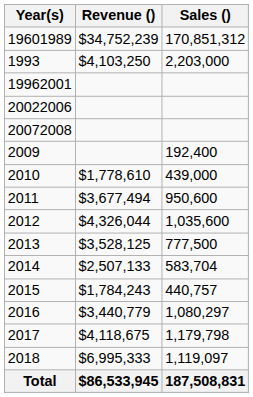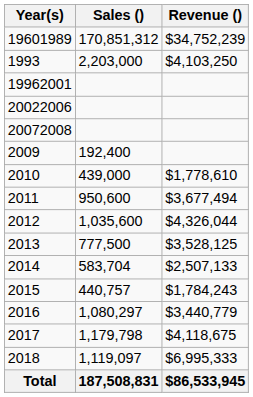columns swapped: (205, 15) <-> (119, 15)
